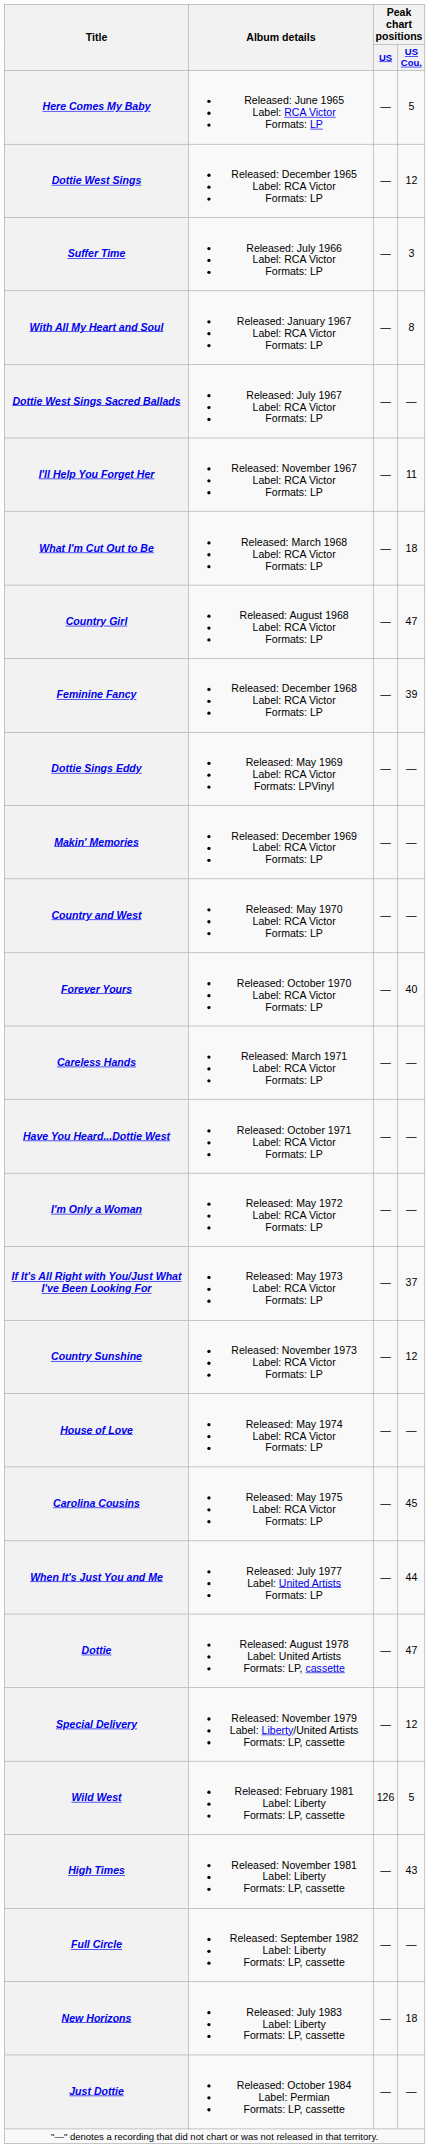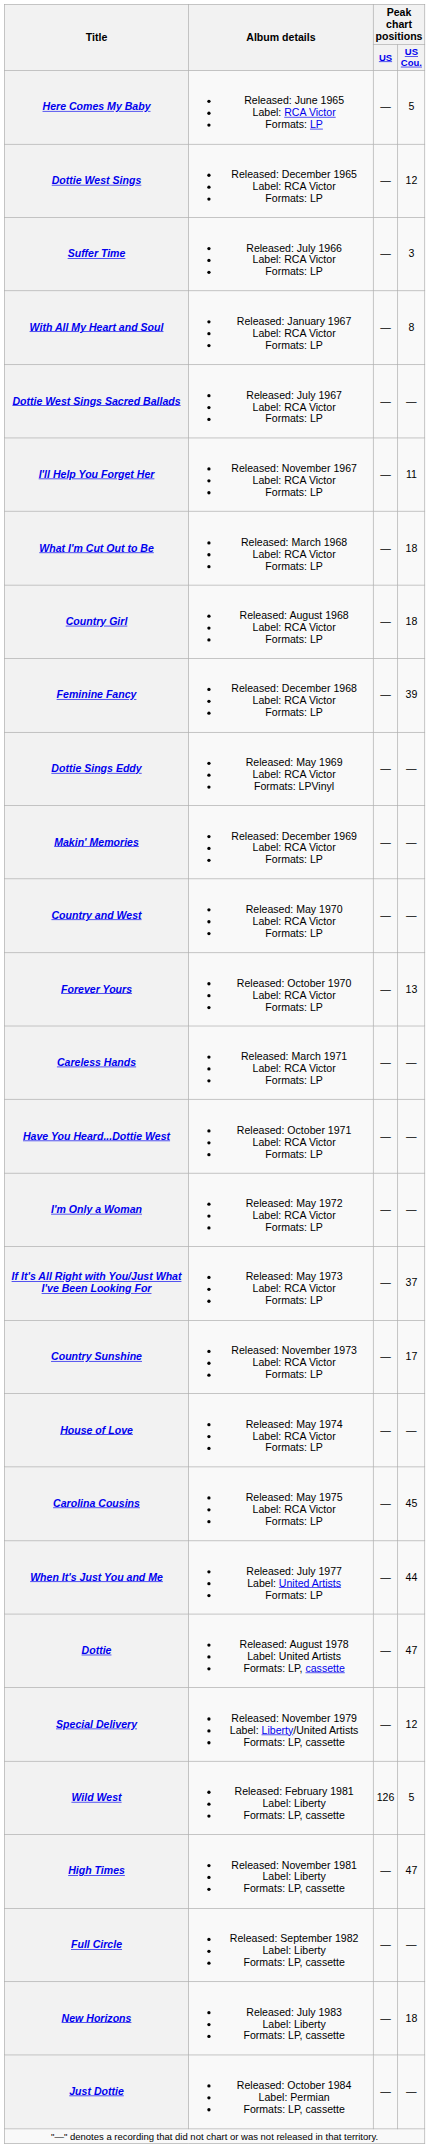(411, 621) 47 -> (411, 621) 18
(411, 989) 40 -> (411, 989) 13
(411, 1356) 12 -> (411, 1356) 17
(411, 1871) 43 -> (411, 1871) 47
